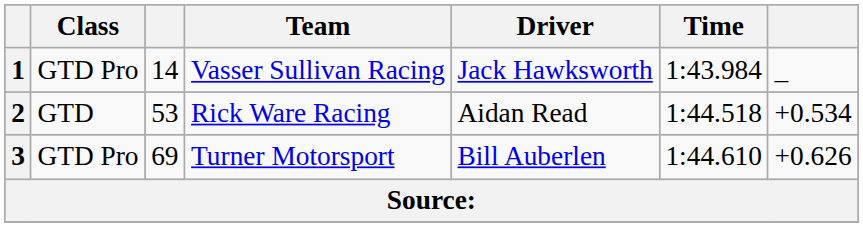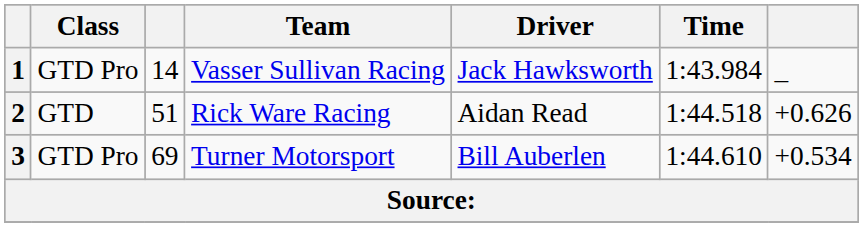(165, 112) 53 -> (165, 112) 51
(813, 112) +0.534 -> (813, 112) +0.626
(813, 156) +0.626 -> (813, 156) +0.534
